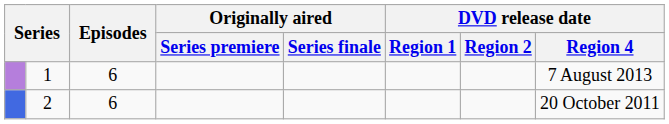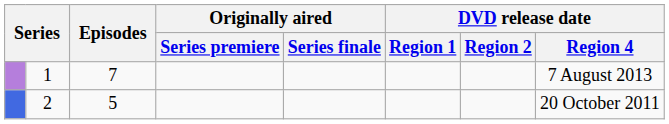(113, 75) 6 -> (113, 75) 7
(113, 103) 6 -> (113, 103) 5
